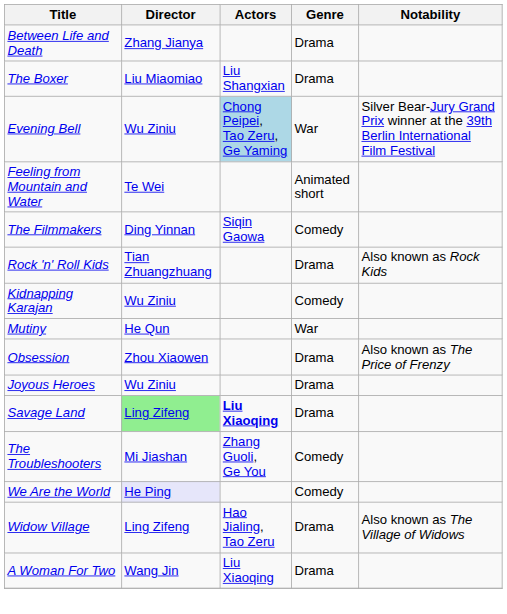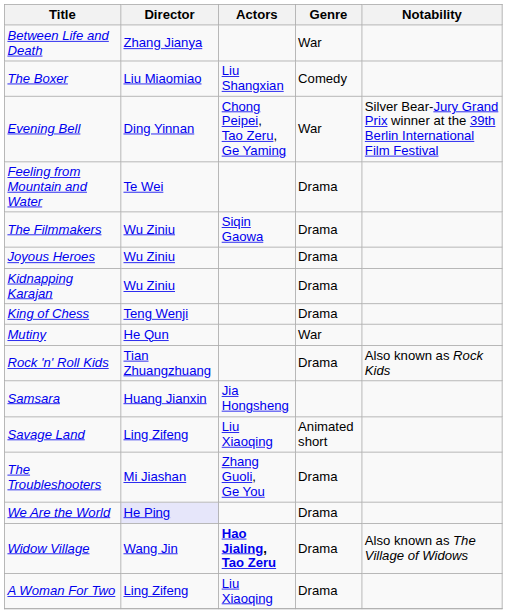(314, 43) Drama -> (310, 43) War
(314, 78) Drama -> (323, 78) Comedy
(150, 128) Wu Ziniu -> (159, 128) Ding Yinnan
(255, 128) lightblue background -> (254, 128) no background
(322, 186) Animated short -> (318, 186) Drama
(160, 229) Ding Yinnan -> (149, 229) Wu Ziniu
(319, 229) Comedy -> (318, 229) Drama
rows swapped: (51, 385) <-> (58, 265)
(319, 300) Comedy -> (318, 286) Drama
+ row: (48, 314)
- row: (38, 357)
+ row: (34, 398)
(157, 413) lightgreen background -> (156, 434) no background
(251, 413) bold -> (247, 434) normal
(314, 413) Drama -> (326, 434) Animated short
(319, 456) Comedy -> (318, 477) Drama
(319, 492) Comedy -> (318, 512) Drama
(157, 527) Ling Zifeng -> (151, 548) Wang Jin
(249, 527) normal -> (249, 548) bold
(151, 570) Wang Jin -> (156, 591) Ling Zifeng
